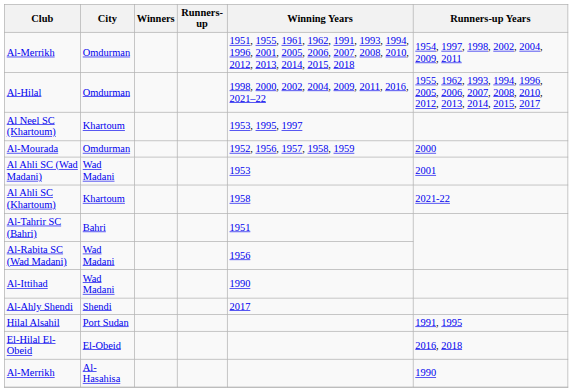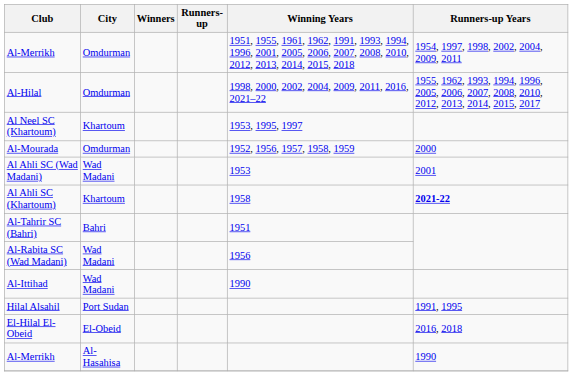(433, 199) normal -> (433, 199) bold
- row: (40, 306)
